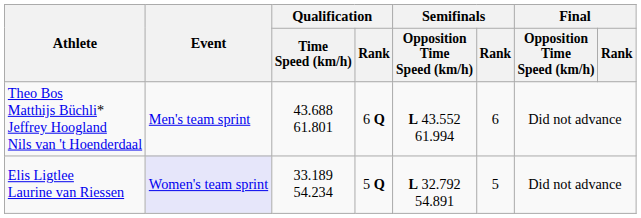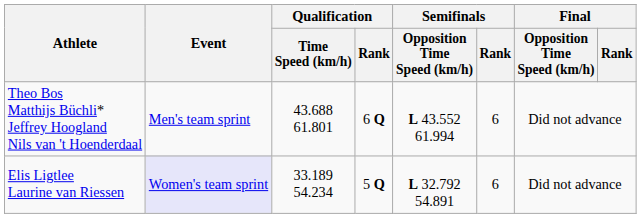(495, 184) 5 -> (495, 184) 6
